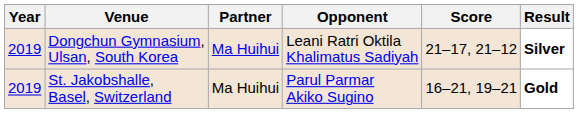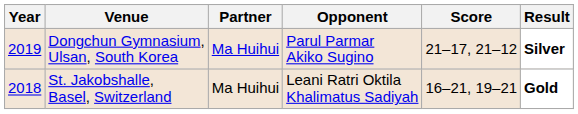(352, 49) Leani Ratri Oktila Khalimatus Sadiyah -> (330, 49) Parul Parmar Akiko Sugino
(25, 89) 2019 -> (25, 89) 2018
(330, 89) Parul Parmar Akiko Sugino -> (352, 89) Leani Ratri Oktila Khalimatus Sadiyah
